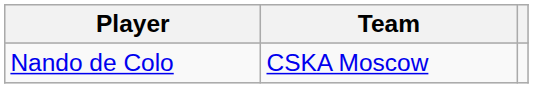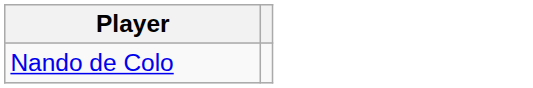- column: (389, 23)
